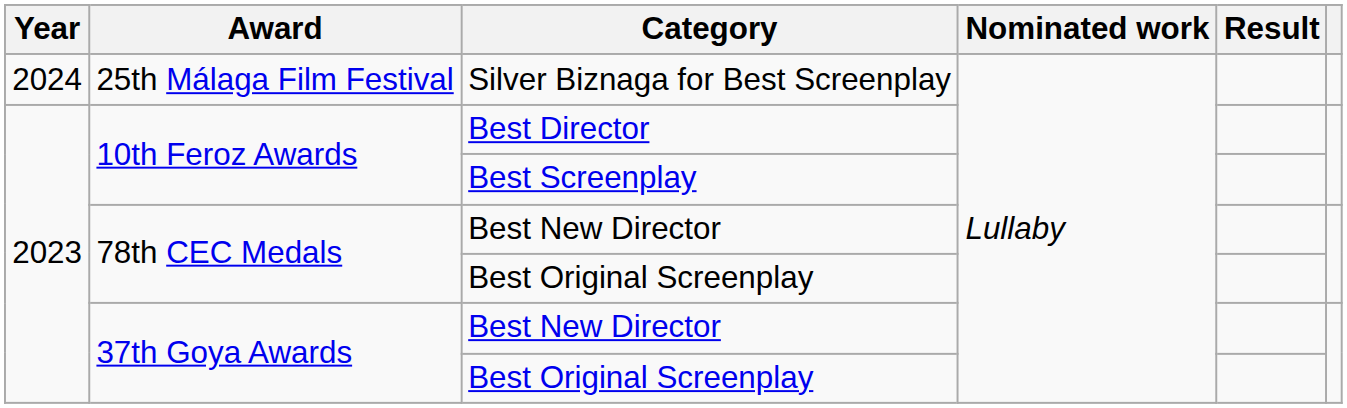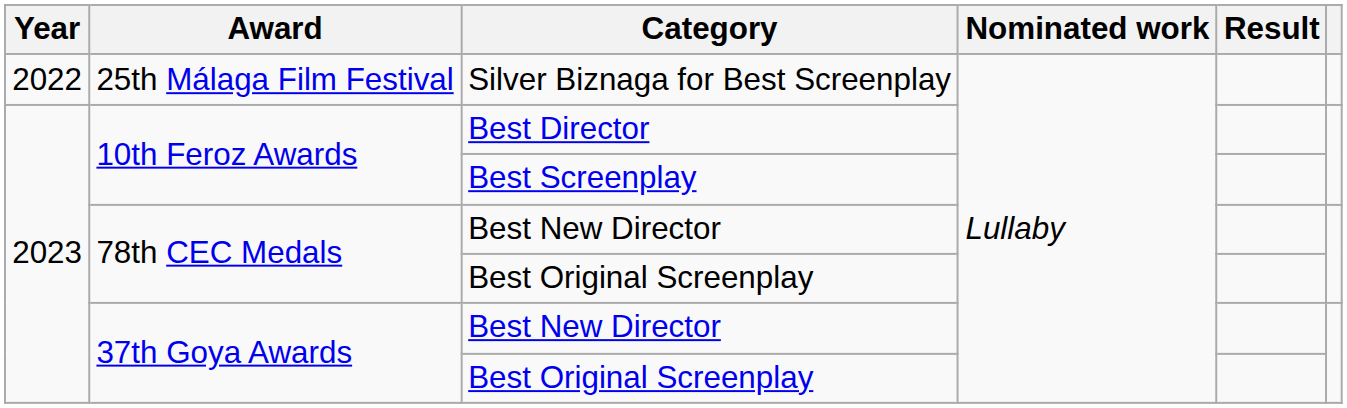(47, 79) 2024 -> (47, 79) 2022
